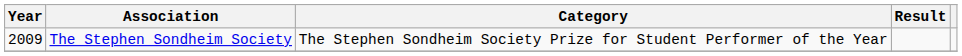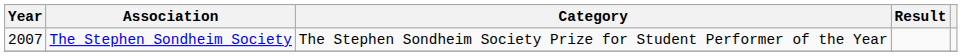(25, 40) 2009 -> (25, 40) 2007
